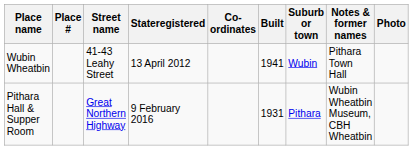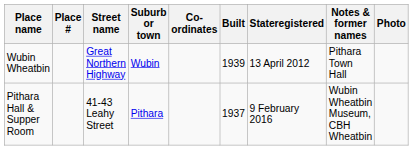columns swapped: (306, 24) <-> (168, 24)
(100, 63) 41-43 Leahy Street -> (106, 63) Great Northern Highway
(272, 63) 1941 -> (233, 63) 1939
(106, 114) Great Northern Highway -> (100, 114) 41-43 Leahy Street
(272, 114) 1931 -> (233, 114) 1937
